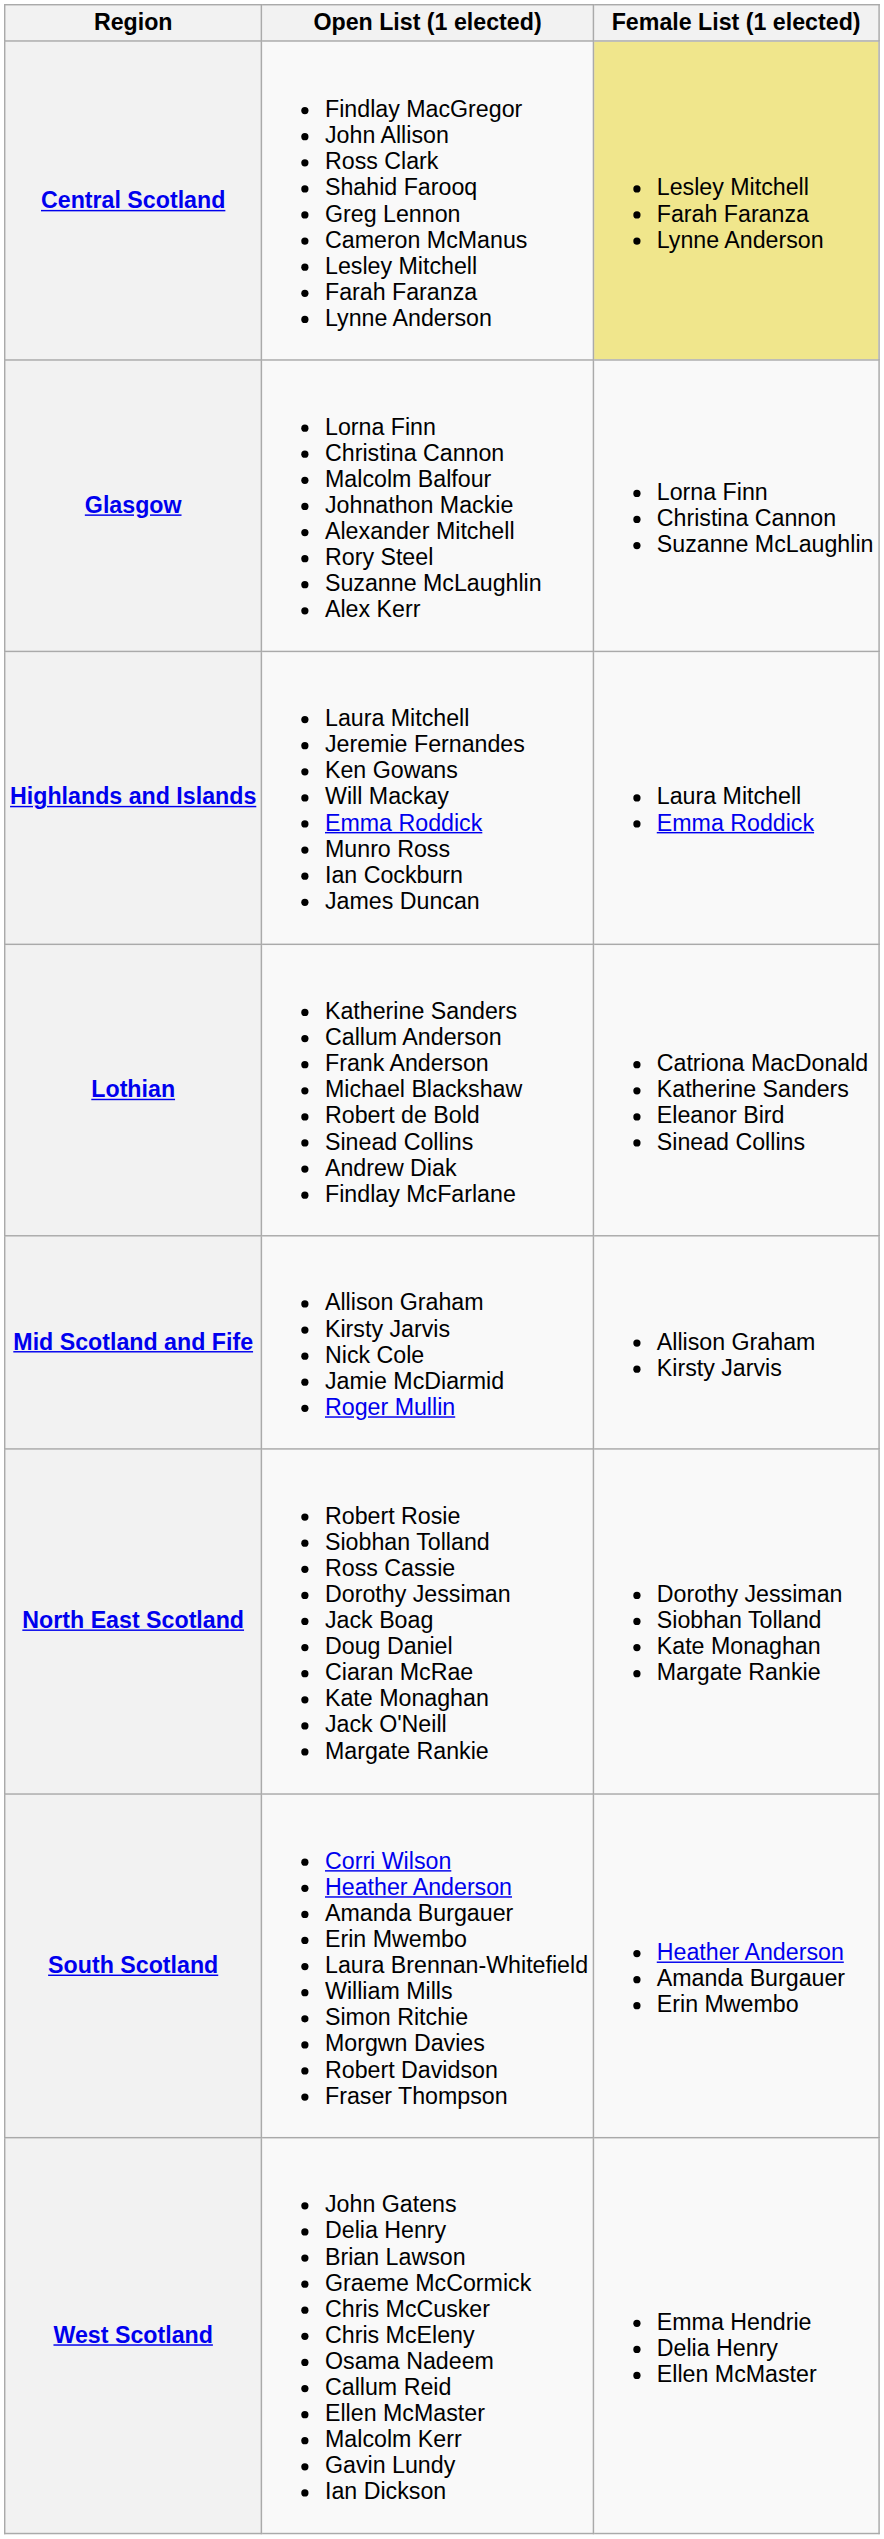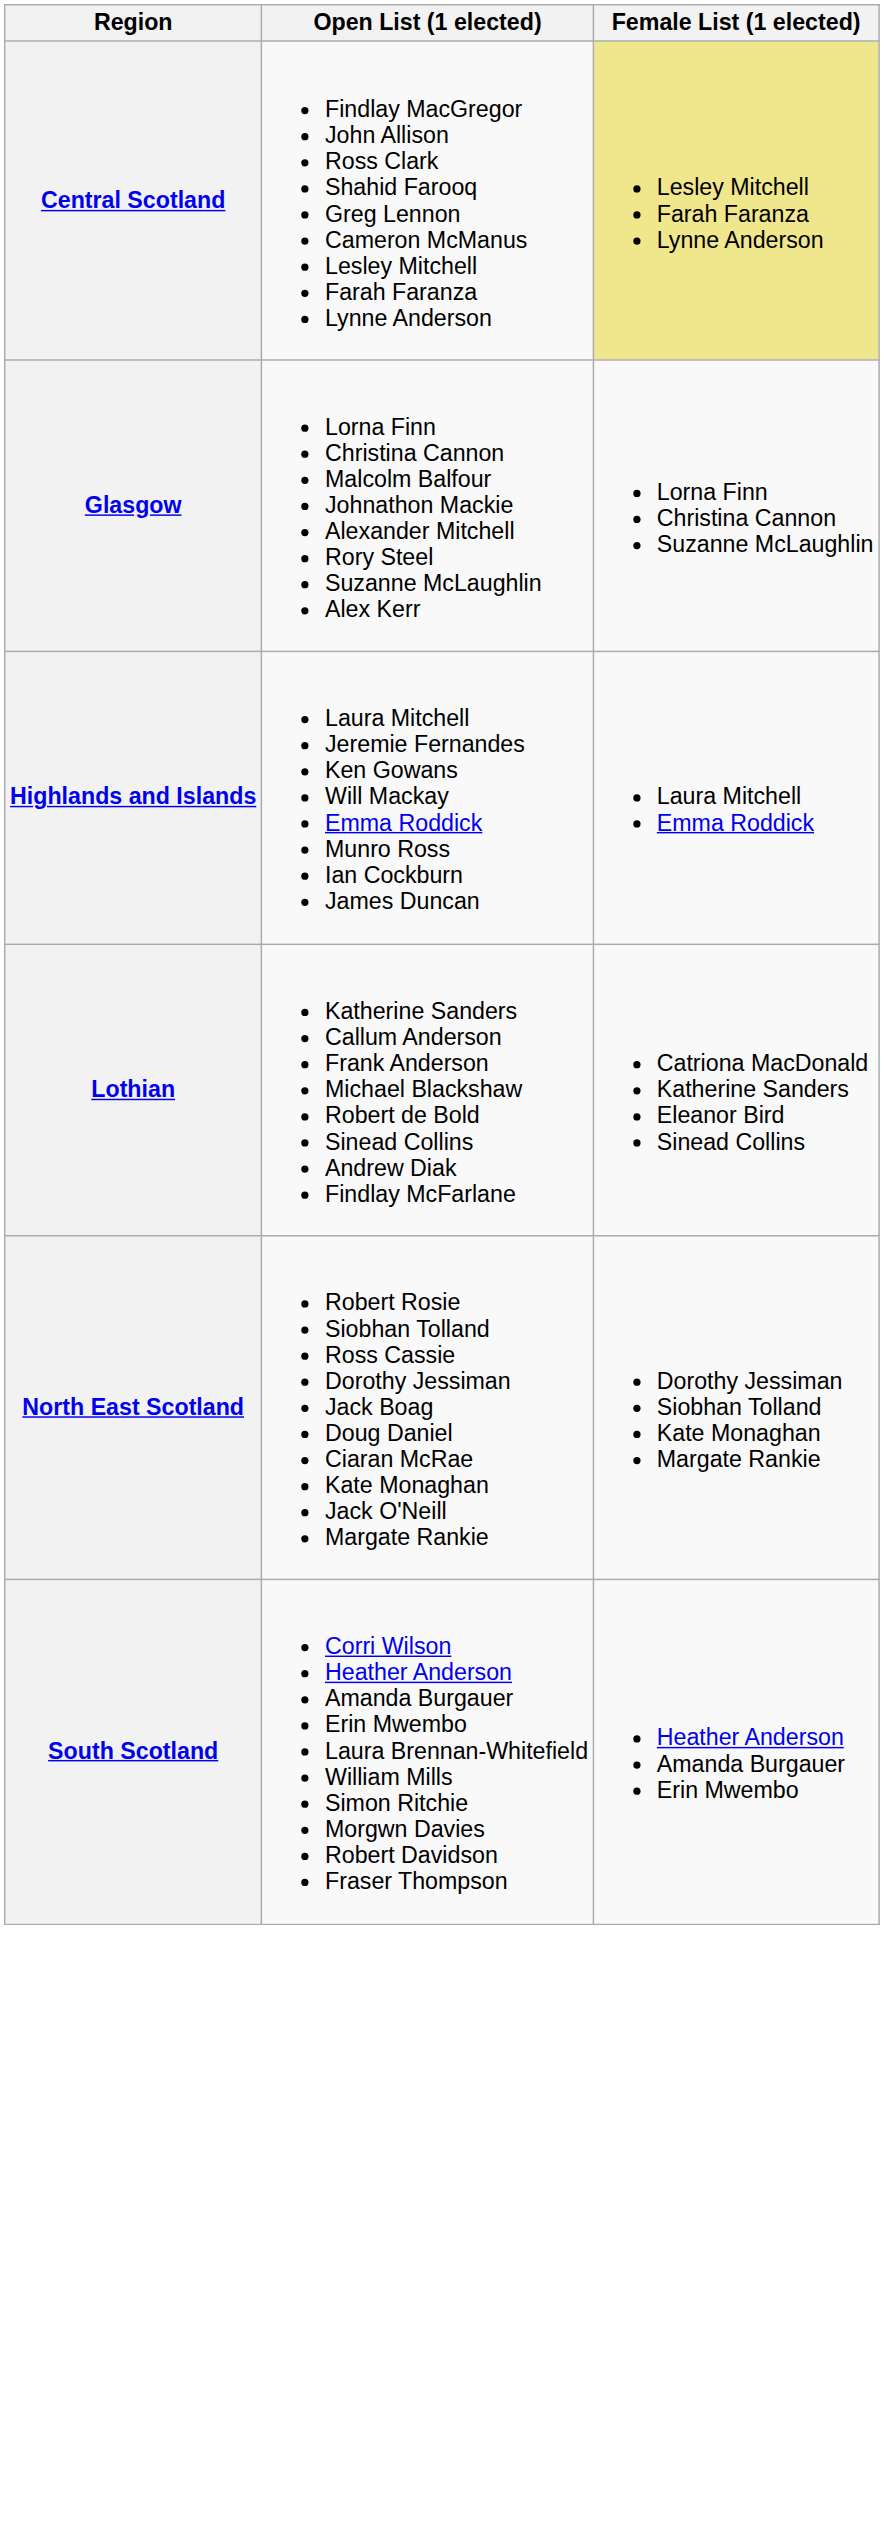- row: (133, 1342)
- row: (133, 2335)
